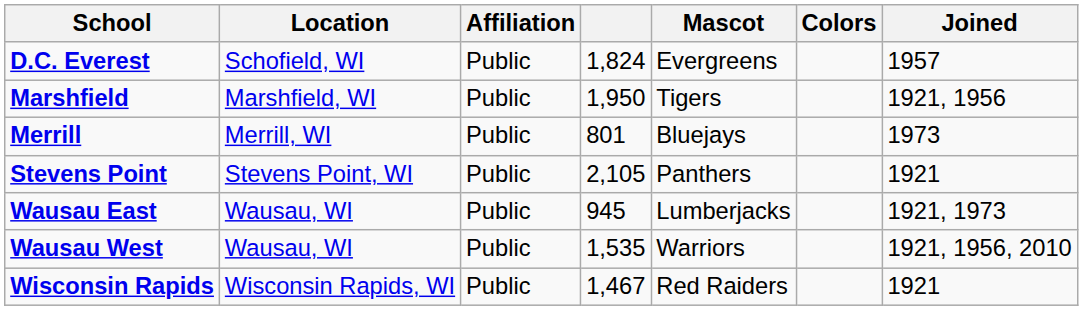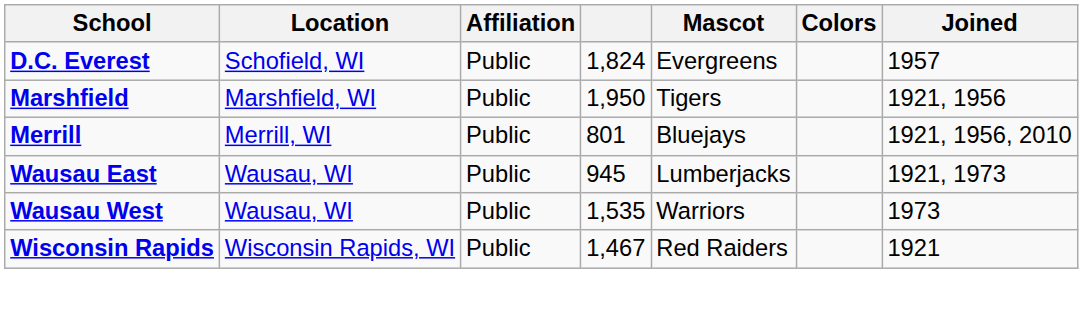(914, 135) 1973 -> (980, 135) 1921, 1956, 2010
- row: (88, 173)
(980, 248) 1921, 1956, 2010 -> (914, 211) 1973
